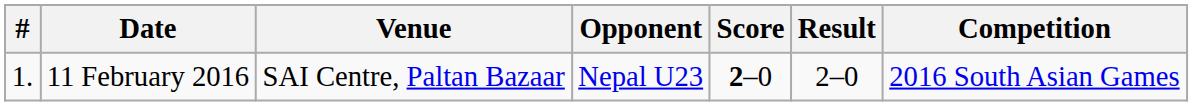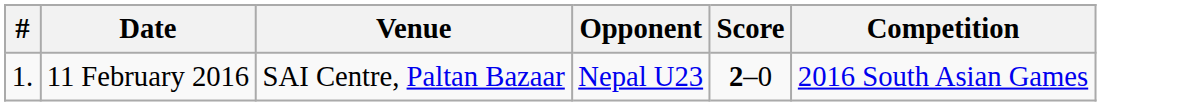- column: (837, 28)
